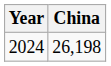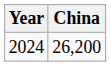(77, 46) 26,198 -> (77, 46) 26,200
